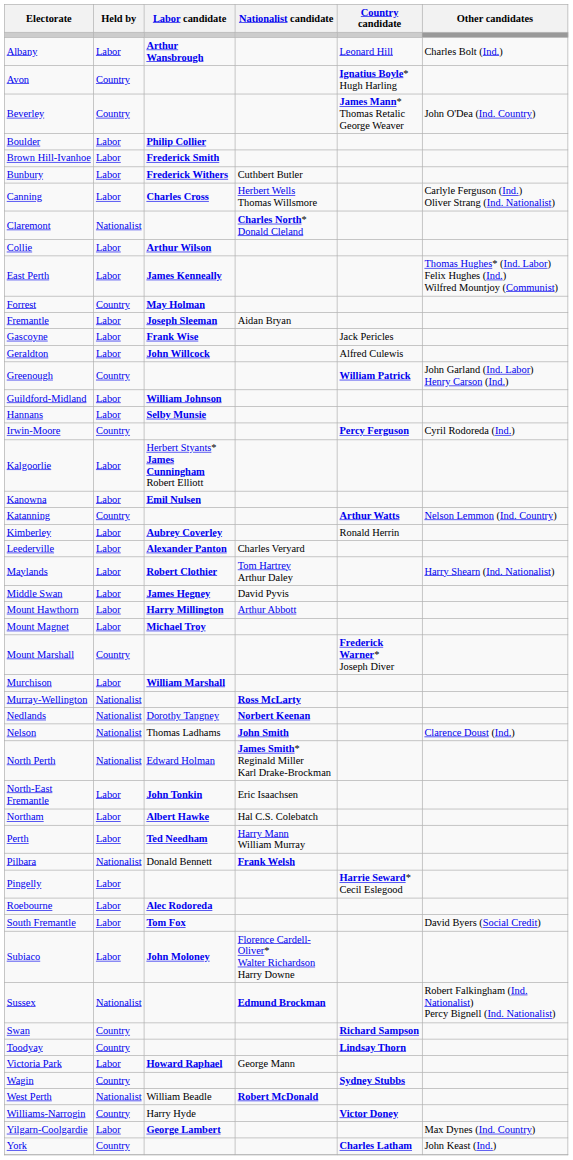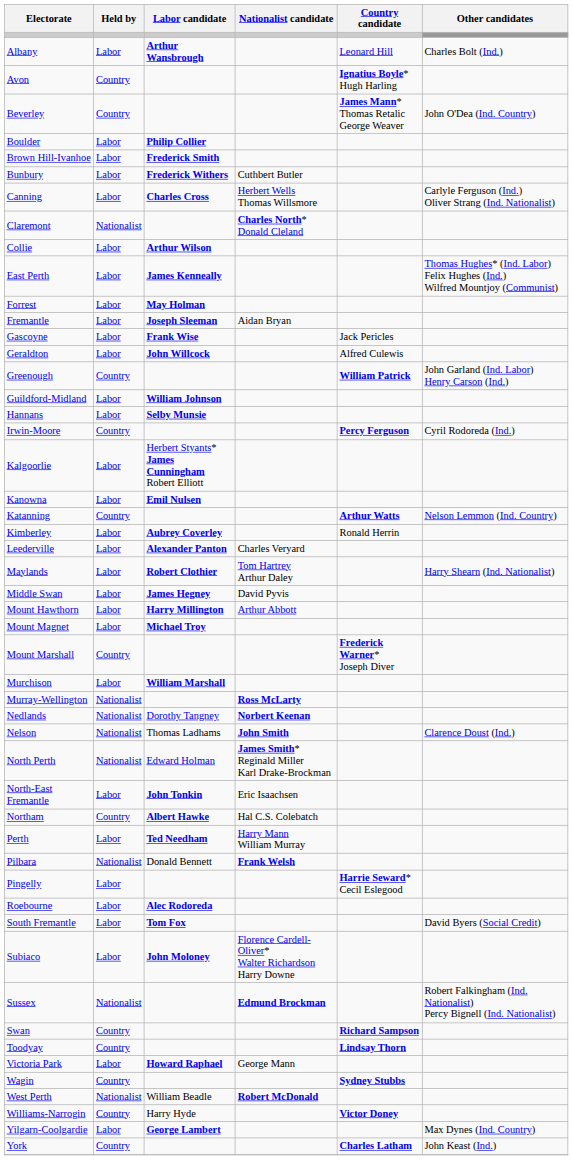(113, 304) Country -> (108, 304) Labor
(108, 817) Labor -> (113, 817) Country
